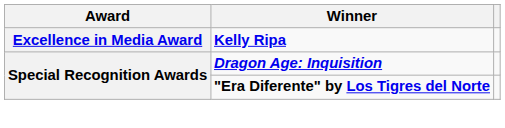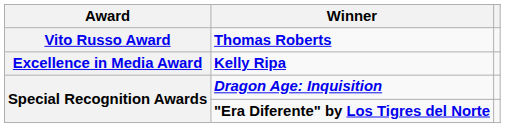+ row: (273, 39)
